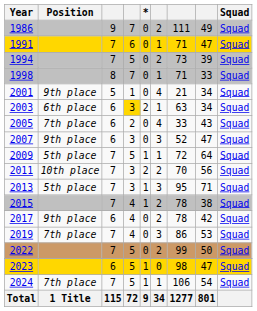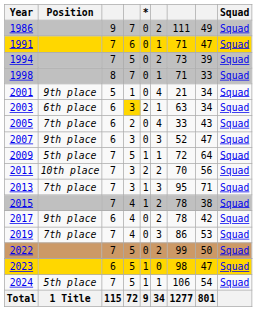(70, 187) 5th place -> (70, 187) 7th place
(70, 282) 7th place -> (70, 282) 5th place
